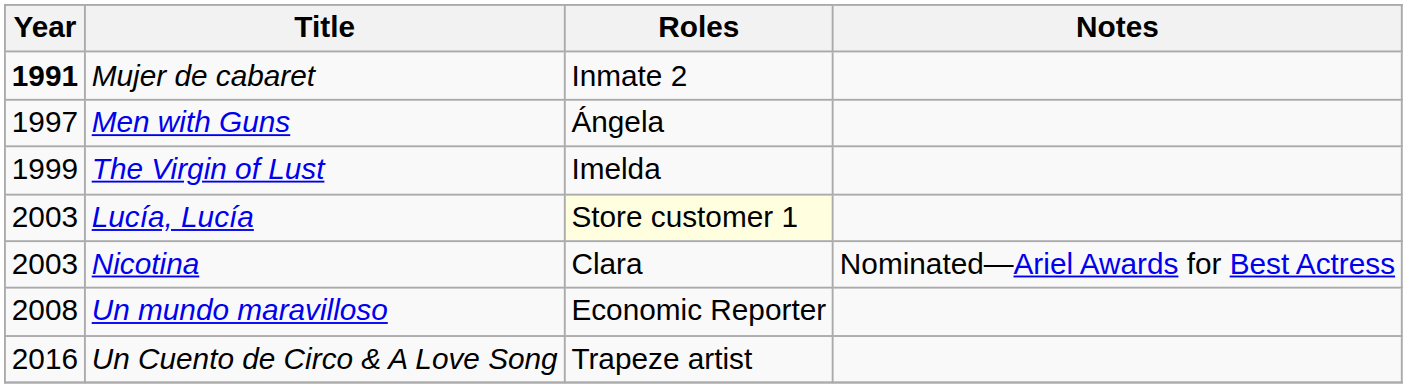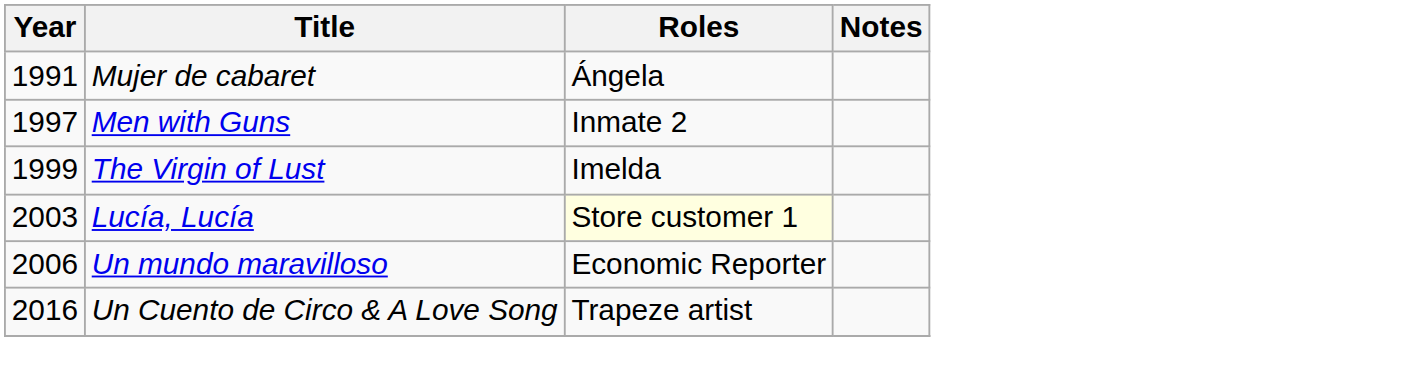(45, 75) bold -> (45, 75) normal
(629, 75) Inmate 2 -> (618, 75) Ángela
(618, 122) Ángela -> (629, 122) Inmate 2
- row: (145, 264)
(45, 311) 2008 -> (45, 264) 2006
